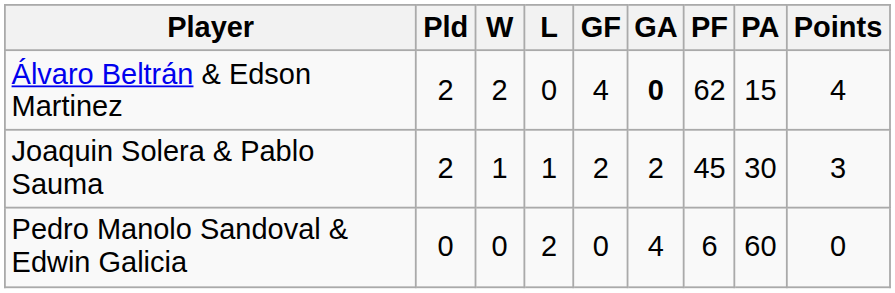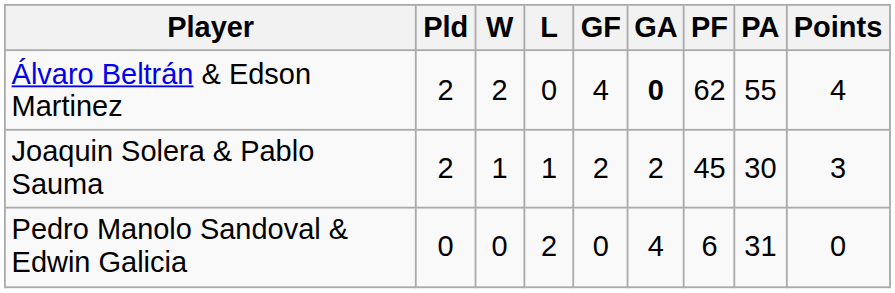(760, 89) 15 -> (760, 89) 55
(760, 246) 60 -> (760, 246) 31
